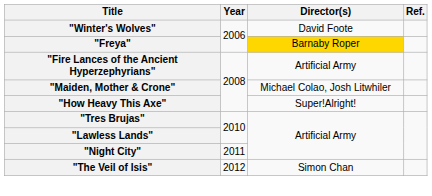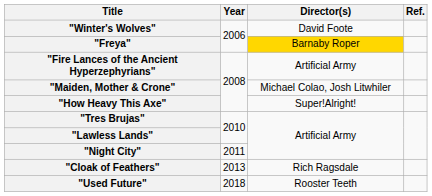- row: (112, 167)
+ row: (112, 167)
+ row: (112, 183)
